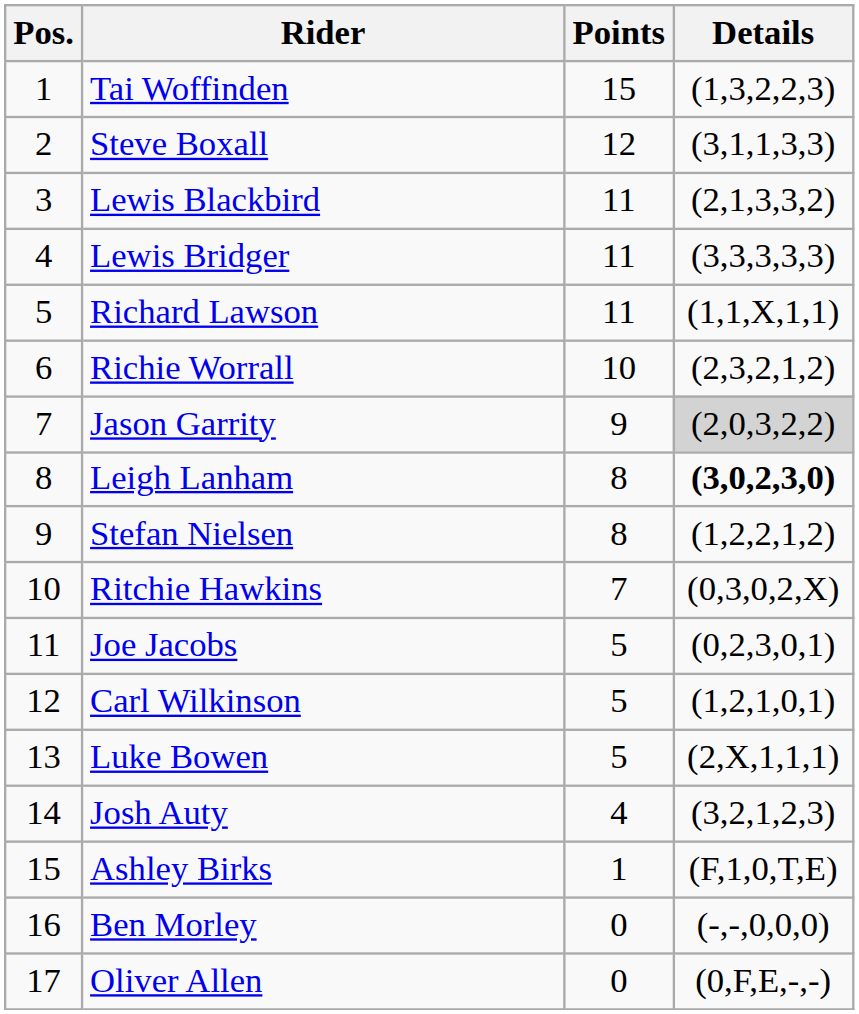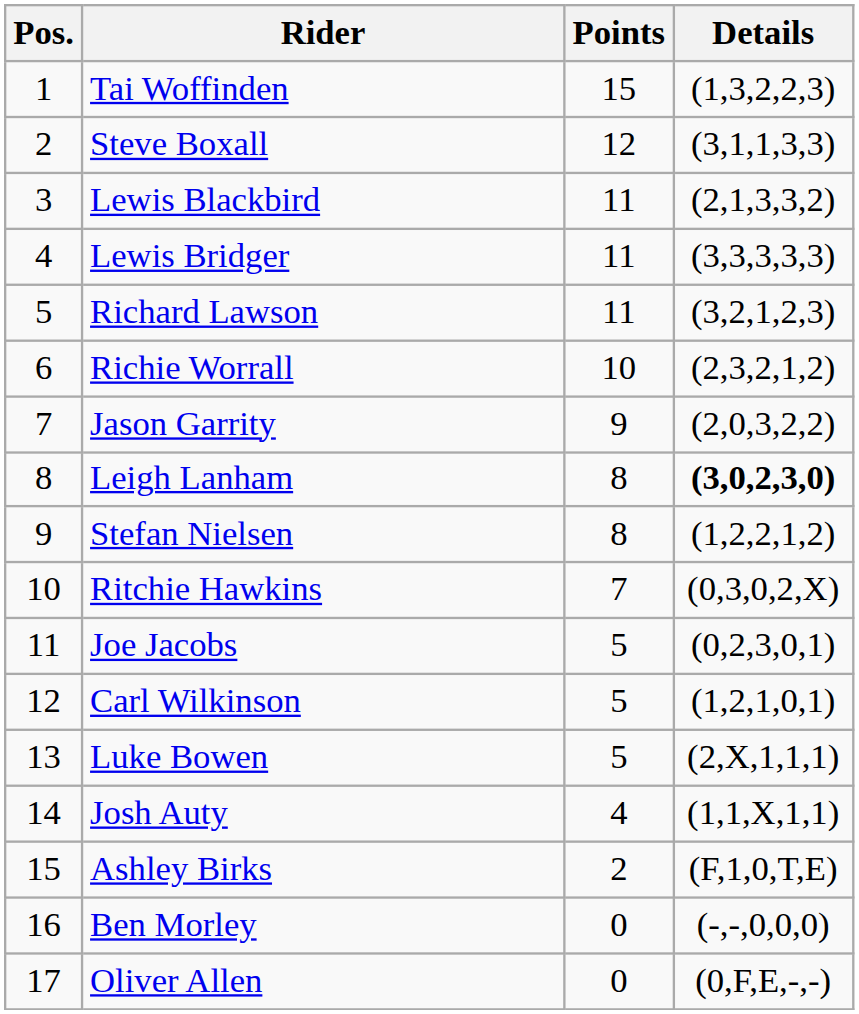(763, 311) (1,1,X,1,1) -> (763, 311) (3,2,1,2,3)
(763, 422) lightgrey background -> (763, 422) no background
(763, 813) (3,2,1,2,3) -> (763, 813) (1,1,X,1,1)
(619, 868) 1 -> (619, 868) 2
